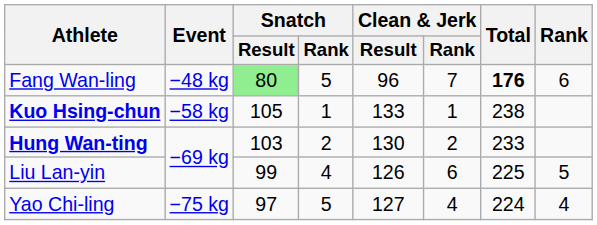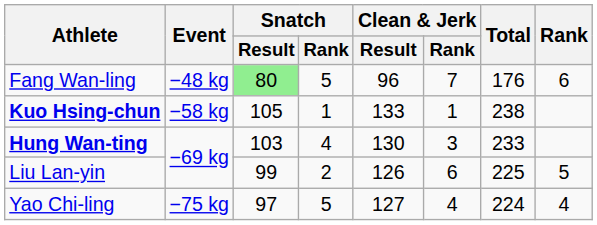(508, 81) bold -> (508, 81) normal
(326, 143) 2 -> (326, 143) 4
(452, 143) 2 -> (452, 143) 3
(326, 173) 4 -> (326, 173) 2
